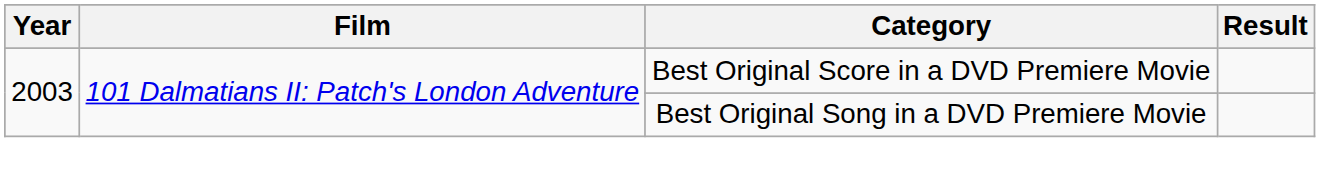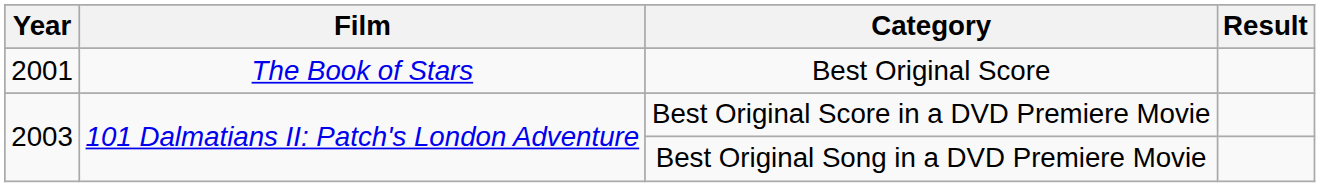+ row: (931, 70)
